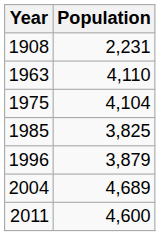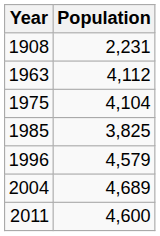(129, 75) 4,110 -> (129, 75) 4,112
(128, 159) 3,879 -> (128, 159) 4,579
